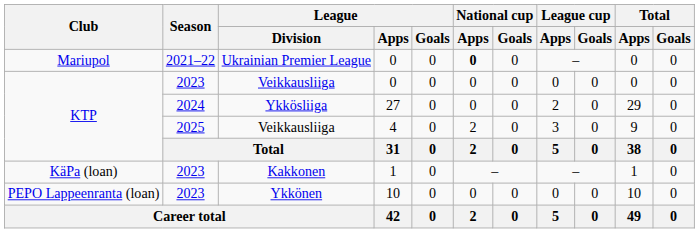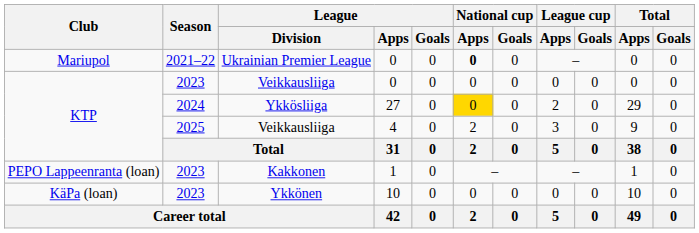(473, 104) no background -> (473, 104) gold background
(84, 171) KäPa (loan) -> (84, 171) PEPO Lappeenranta (loan)
(84, 194) PEPO Lappeenranta (loan) -> (84, 194) KäPa (loan)
